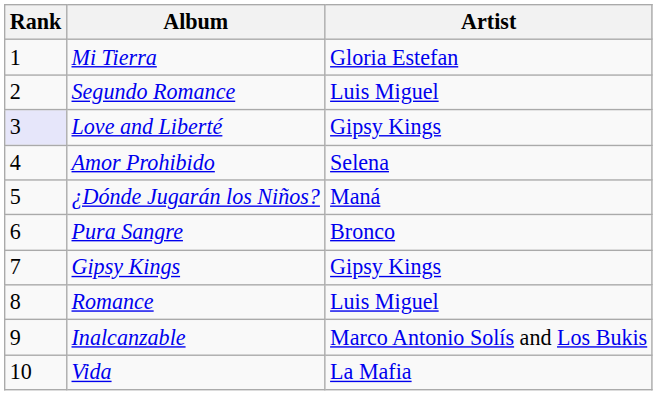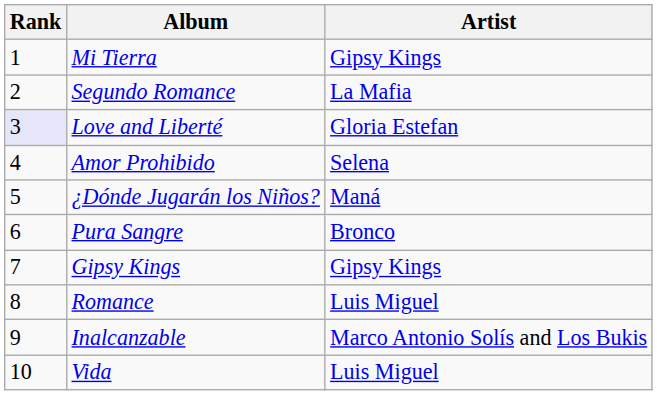(394, 57) Gloria Estefan -> (386, 57) Gipsy Kings
(384, 92) Luis Miguel -> (371, 92) La Mafia
(386, 127) Gipsy Kings -> (394, 127) Gloria Estefan
(371, 372) La Mafia -> (384, 372) Luis Miguel
